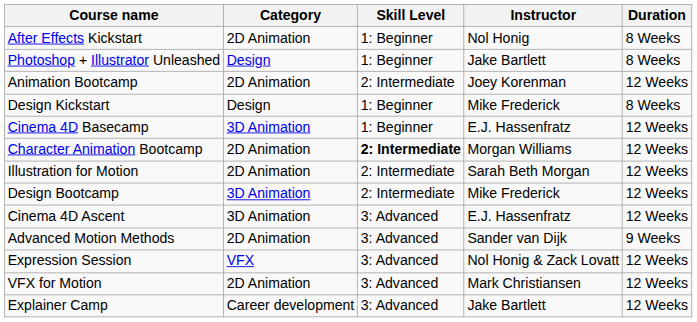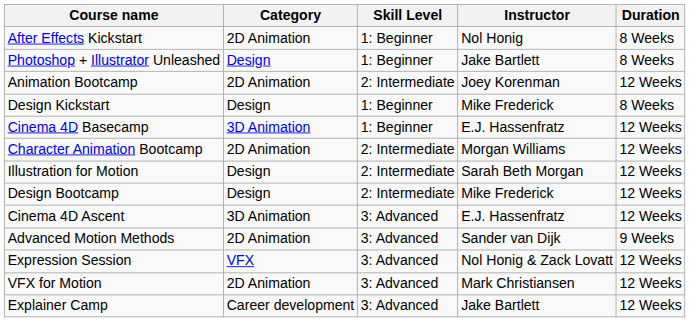(411, 149) bold -> (408, 149) normal
(269, 171) 2D Animation -> (249, 171) Design
(269, 194) 3D Animation -> (249, 194) Design
